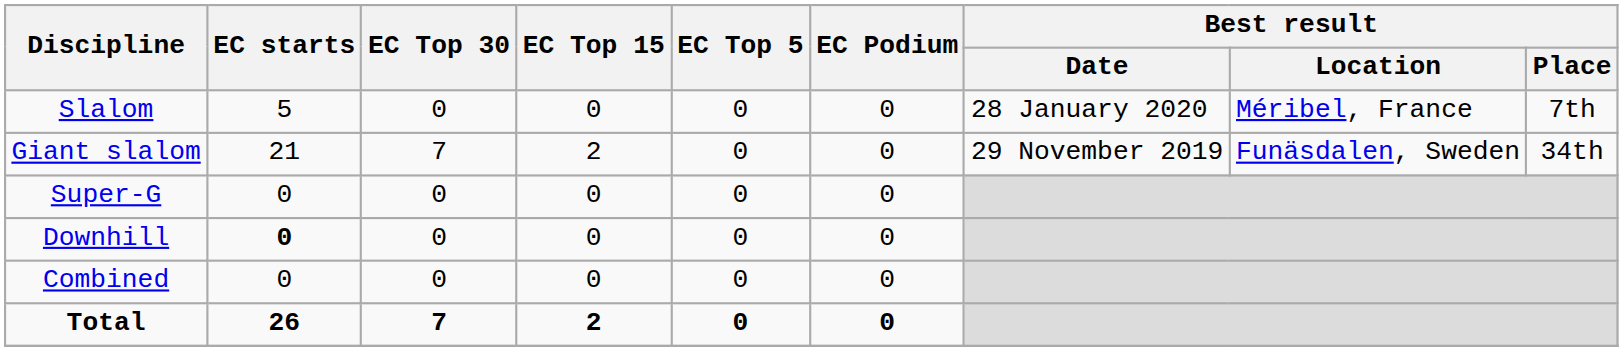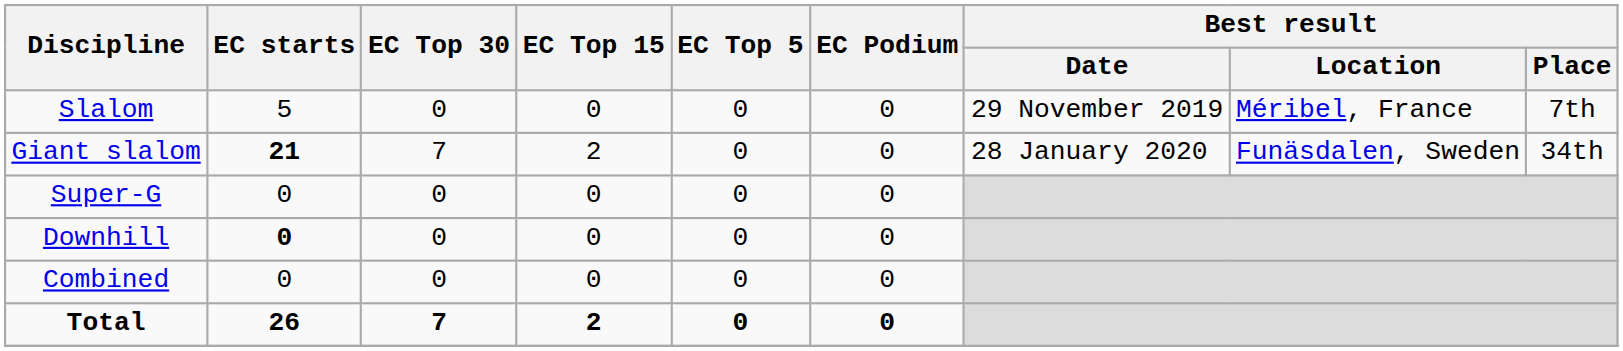(1089, 112) 28 January 2020 -> (1097, 112) 29 November 2019
(284, 154) normal -> (284, 154) bold
(1097, 154) 29 November 2019 -> (1089, 154) 28 January 2020
